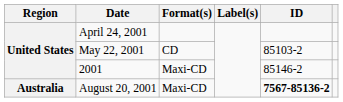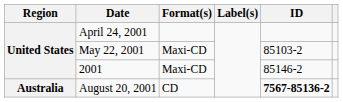(170, 50) CD -> (184, 50) Maxi-CD
(184, 87) Maxi-CD -> (170, 87) CD
